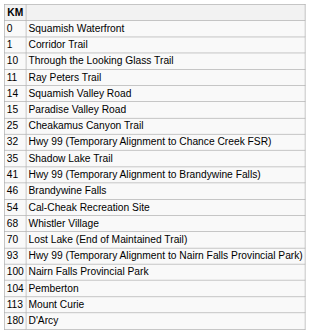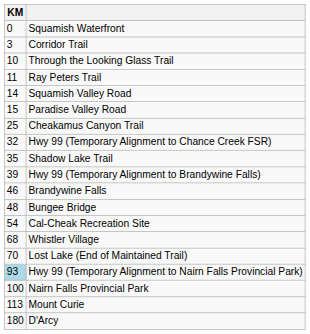(10, 45) 1 -> (10, 45) 3
(12, 175) 41 -> (12, 175) 39
+ row: (62, 207)
(12, 256) no background -> (12, 272) lightblue background
- row: (54, 288)
